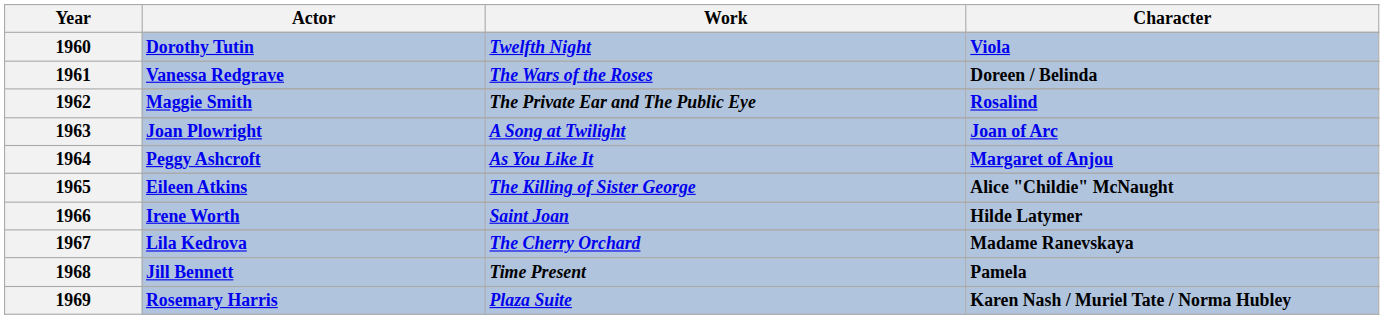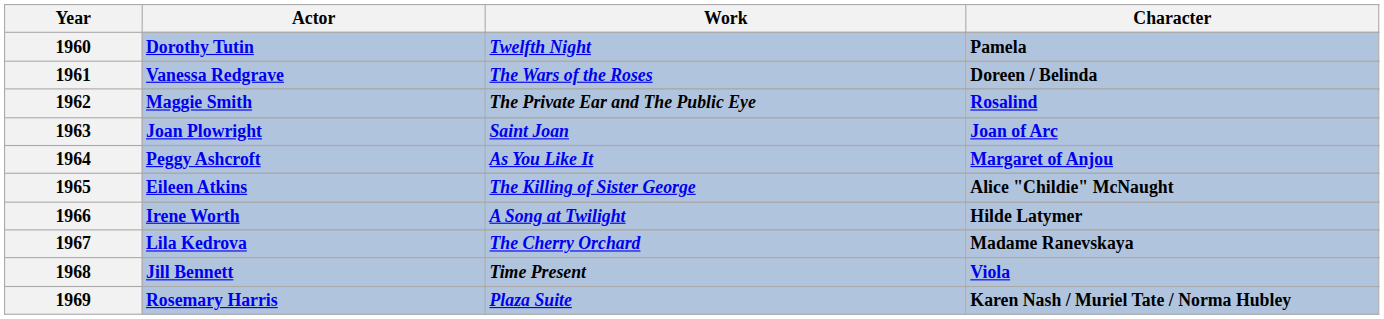(990, 46) Viola -> (998, 46) Pamela
(558, 131) A Song at Twilight -> (529, 131) Saint Joan
(529, 215) Saint Joan -> (558, 215) A Song at Twilight
(998, 272) Pamela -> (990, 272) Viola
